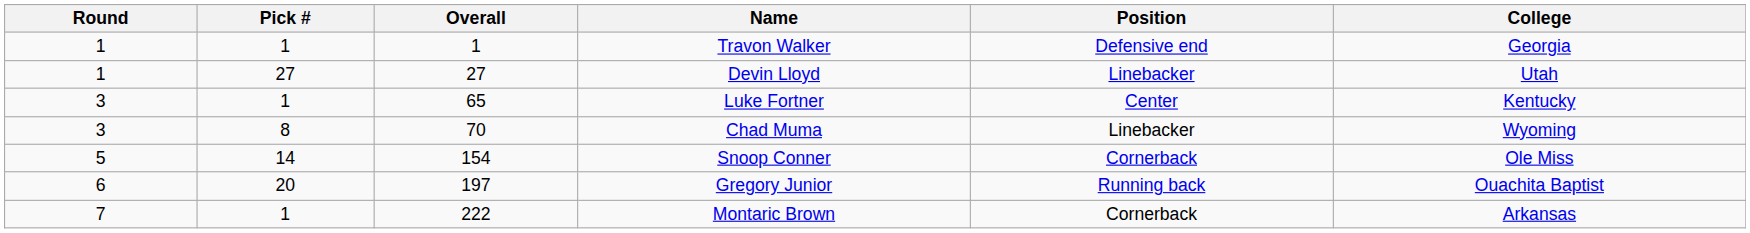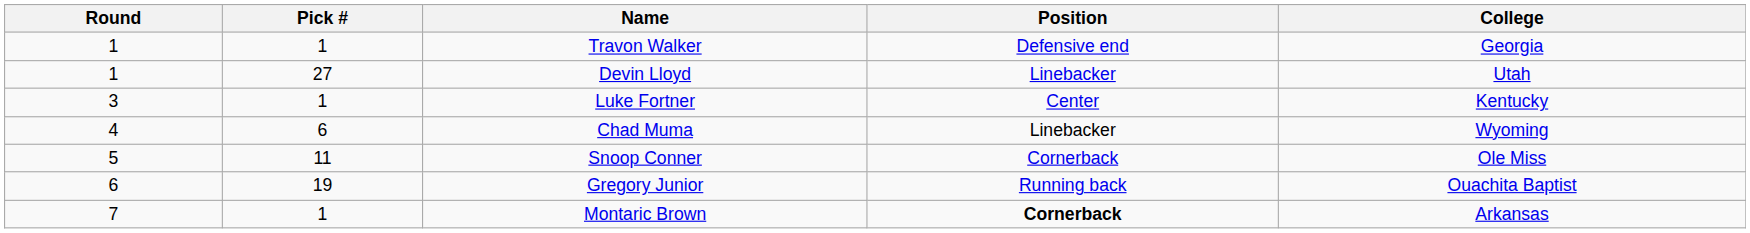- column: (476, 18)
(101, 130) 3 -> (113, 130) 4
(285, 130) 8 -> (323, 130) 6
(285, 158) 14 -> (323, 158) 11
(285, 185) 20 -> (323, 185) 19
(1152, 213) normal -> (1073, 213) bold
